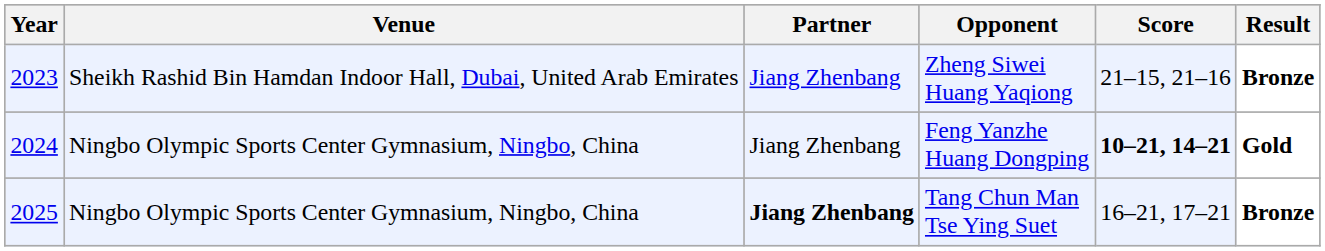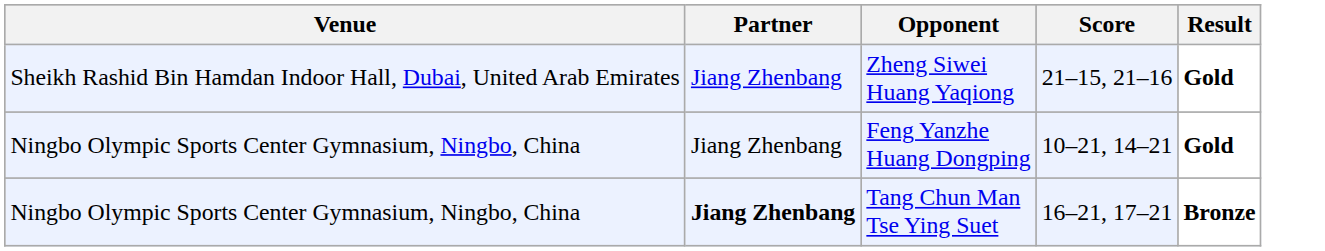- column: (34, 24)
(1278, 77) Bronze -> (1209, 77) Gold
(1166, 144) bold -> (1107, 144) normal
